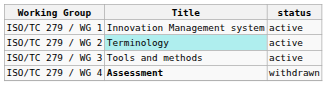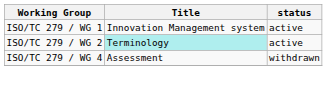- row: (54, 58)
(135, 73) bold -> (135, 58) normal
